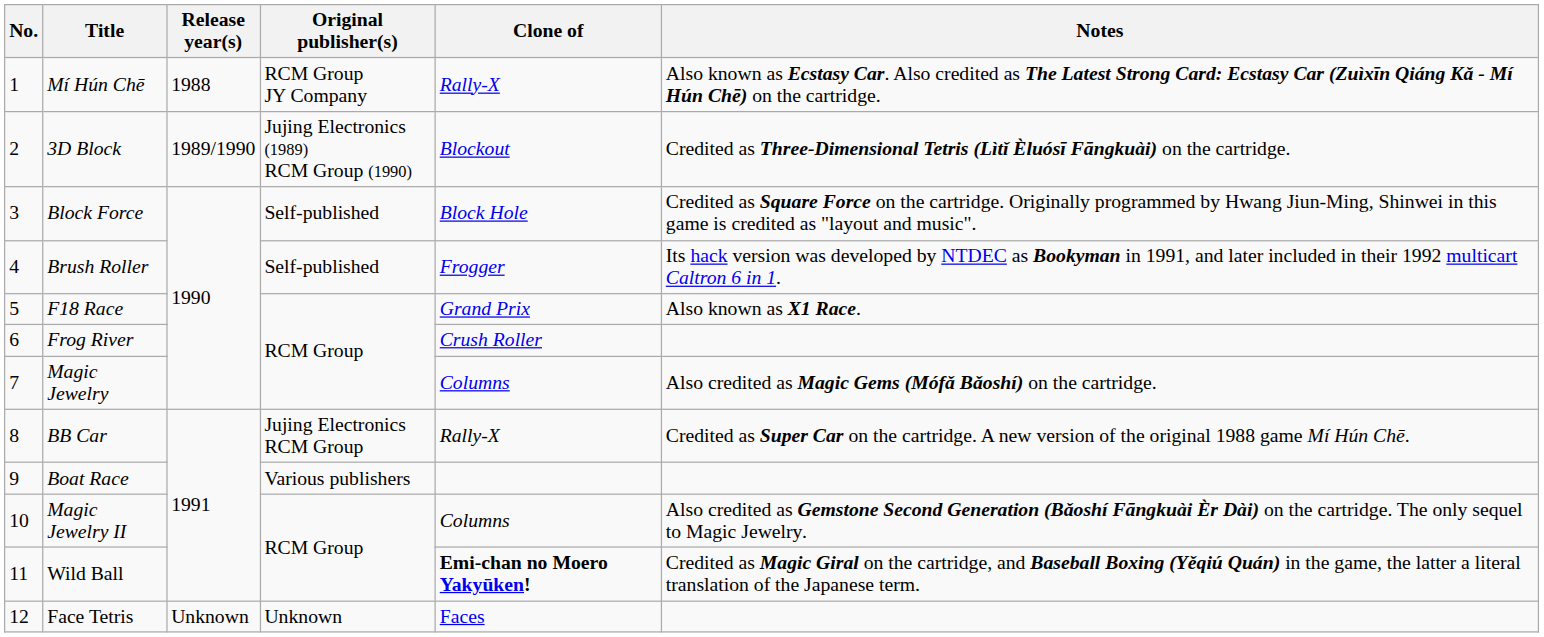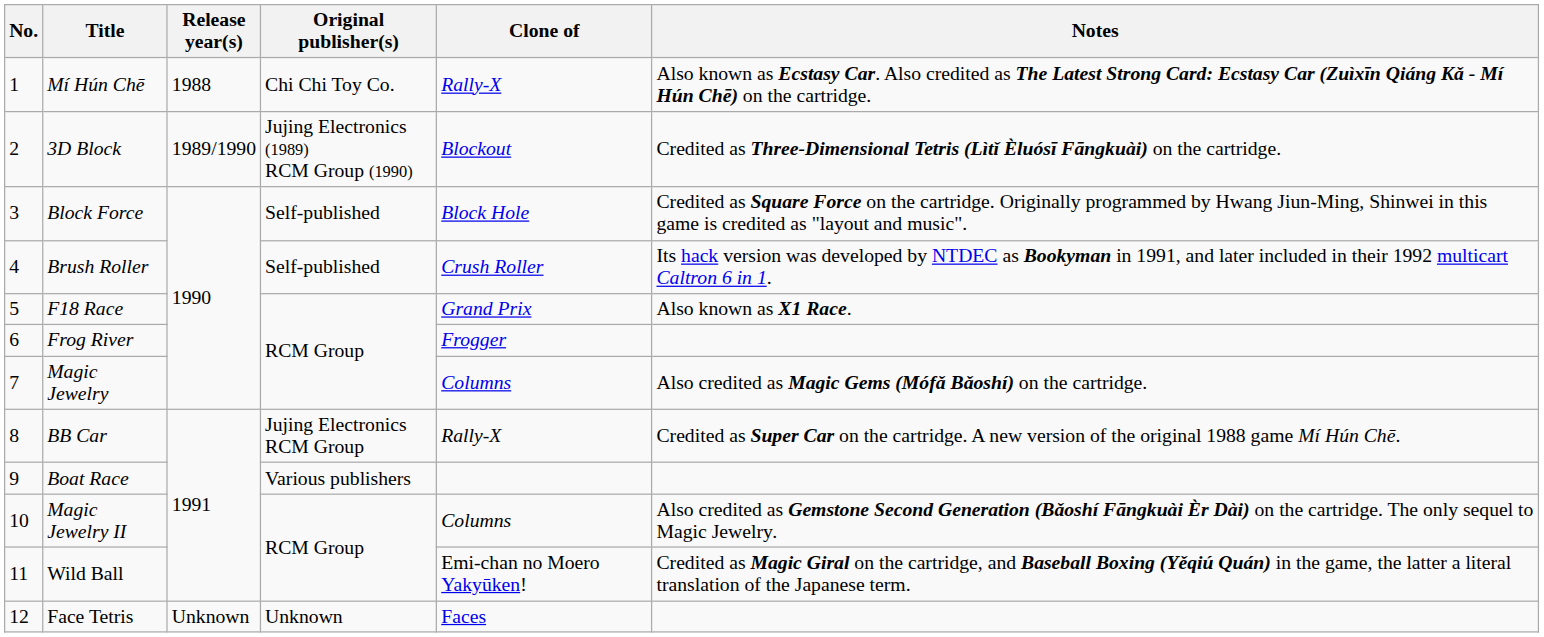(316, 84) RCM Group JY Company -> (330, 84) Chi Chi Toy Co.
(472, 266) Frogger -> (492, 266) Crush Roller
(491, 340) Crush Roller -> (474, 340) Frogger
(524, 573) bold -> (520, 573) normal
